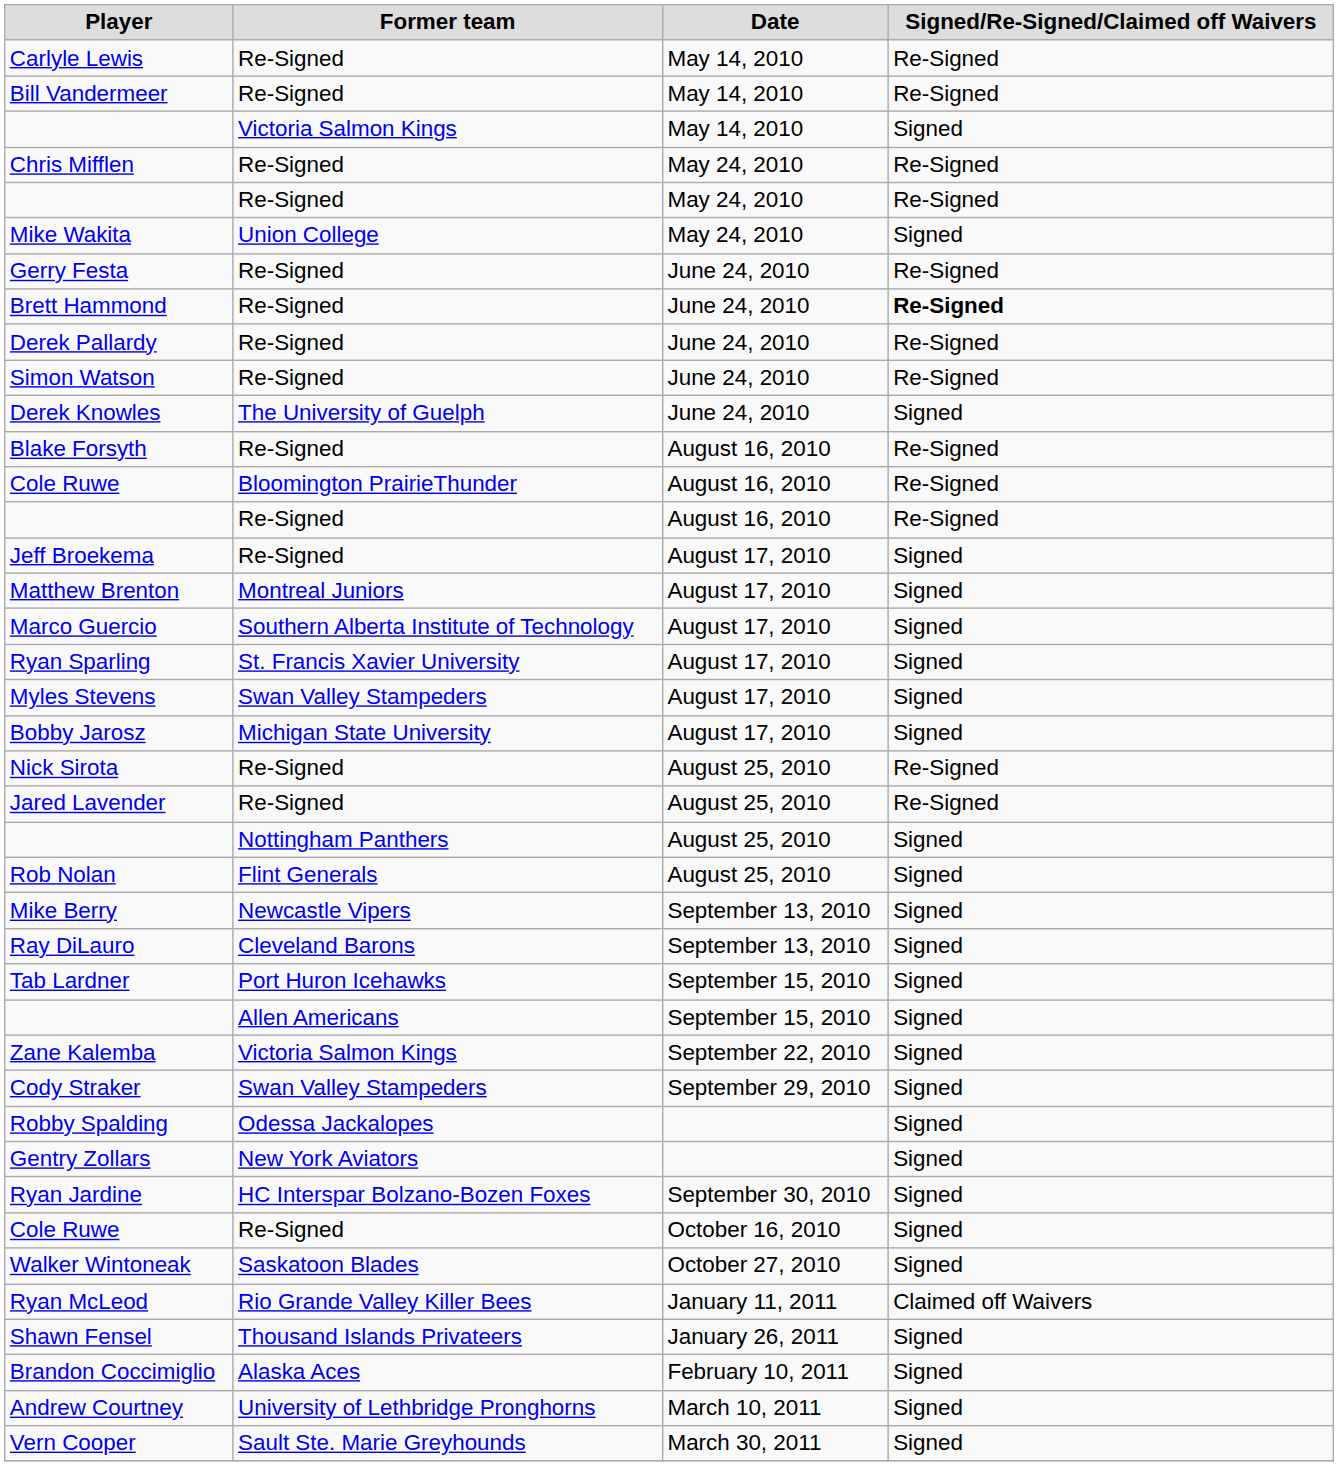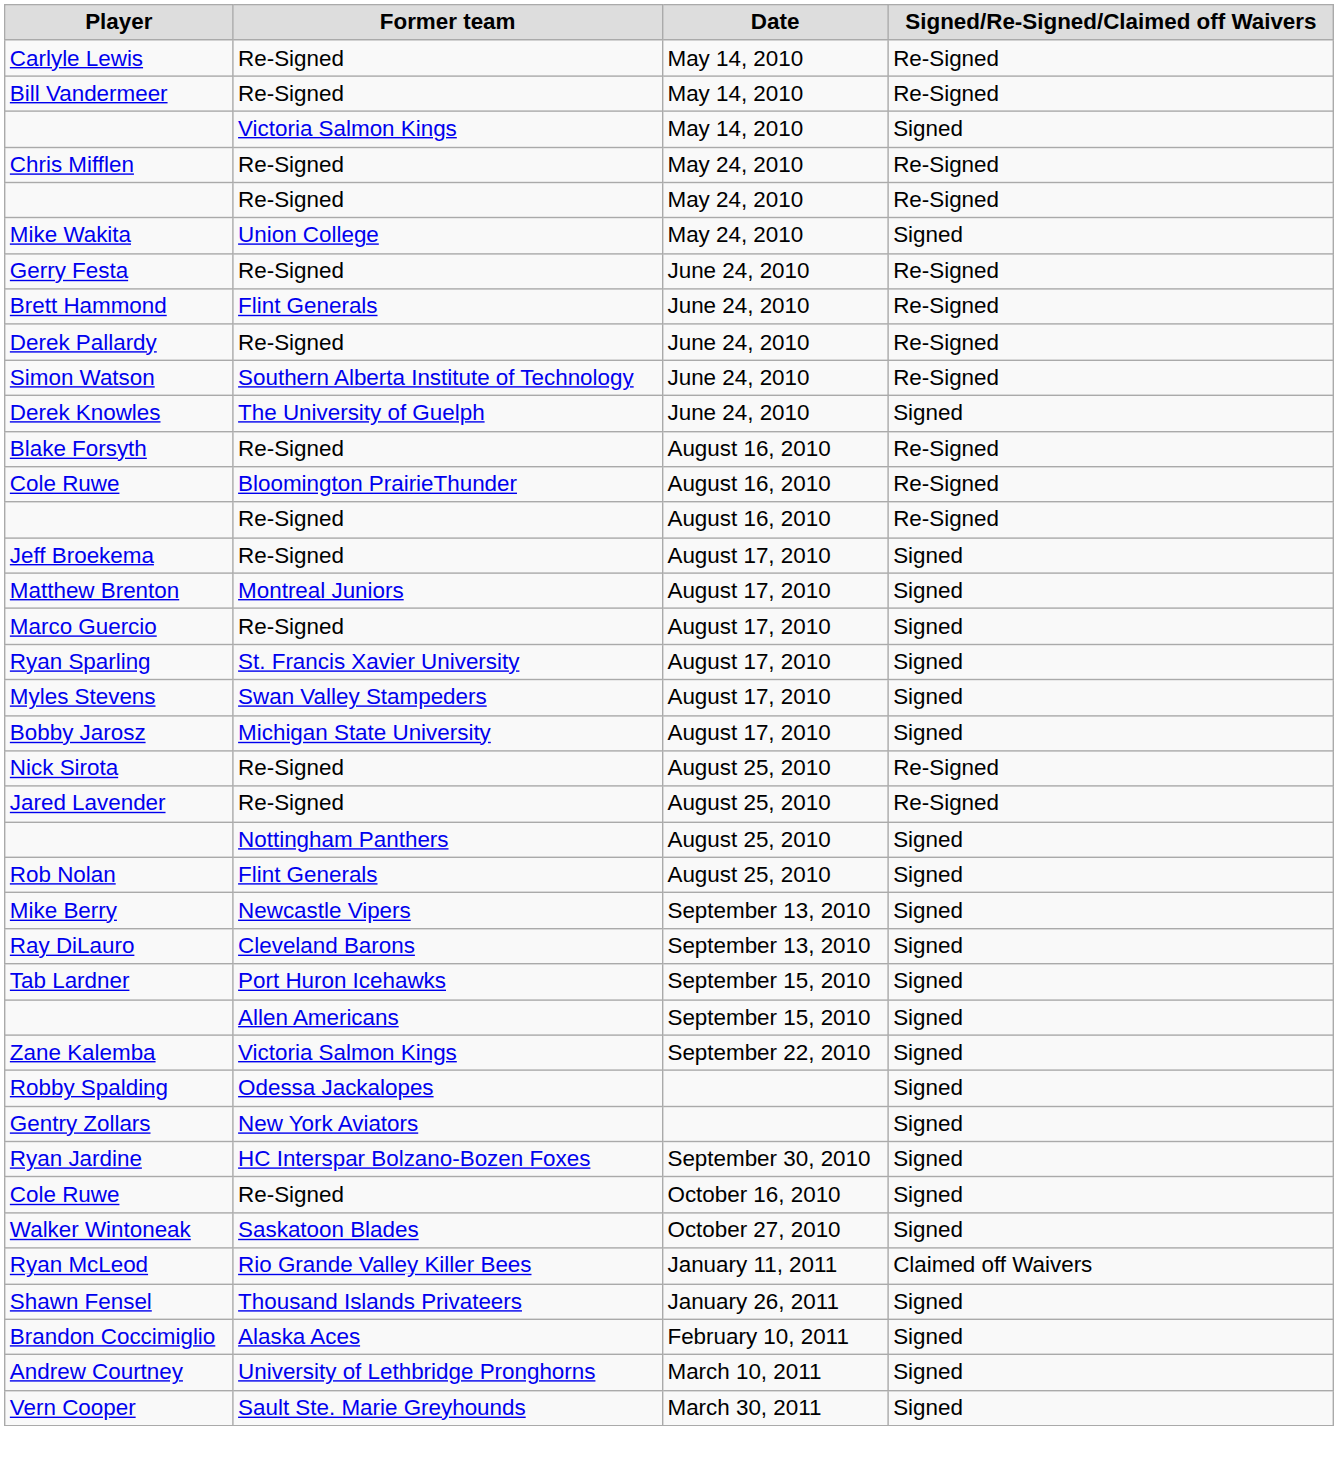(291, 306) Re-Signed -> (308, 306) Flint Generals
(949, 306) bold -> (946, 306) normal
(291, 377) Re-Signed -> (436, 377) Southern Alberta Institute of Technology
(436, 626) Southern Alberta Institute of Technology -> (291, 626) Re-Signed
- row: (75, 1088)
